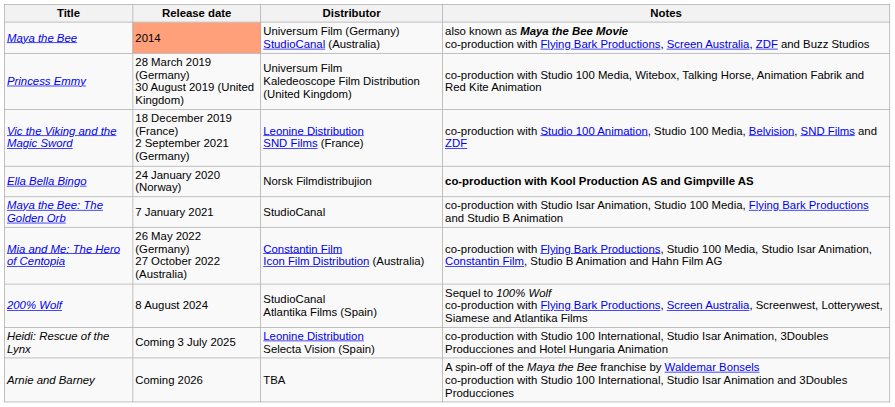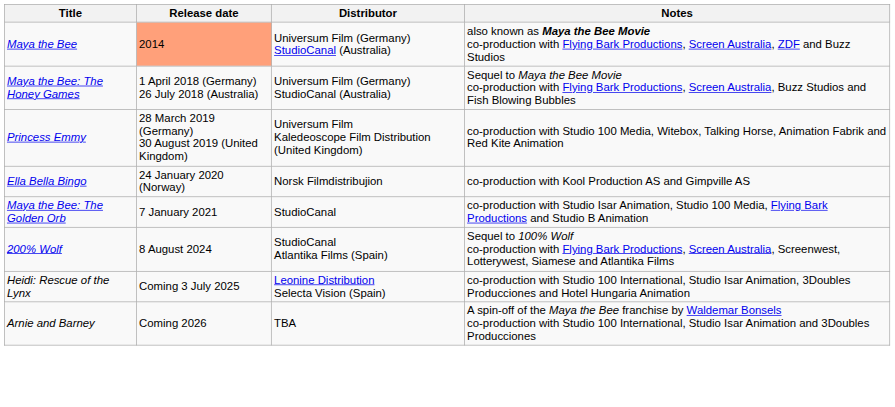+ row: (55, 87)
- row: (62, 137)
(599, 181) bold -> (609, 181) normal
- row: (63, 255)
